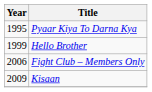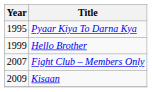(17, 62) 2006 -> (17, 62) 2007
